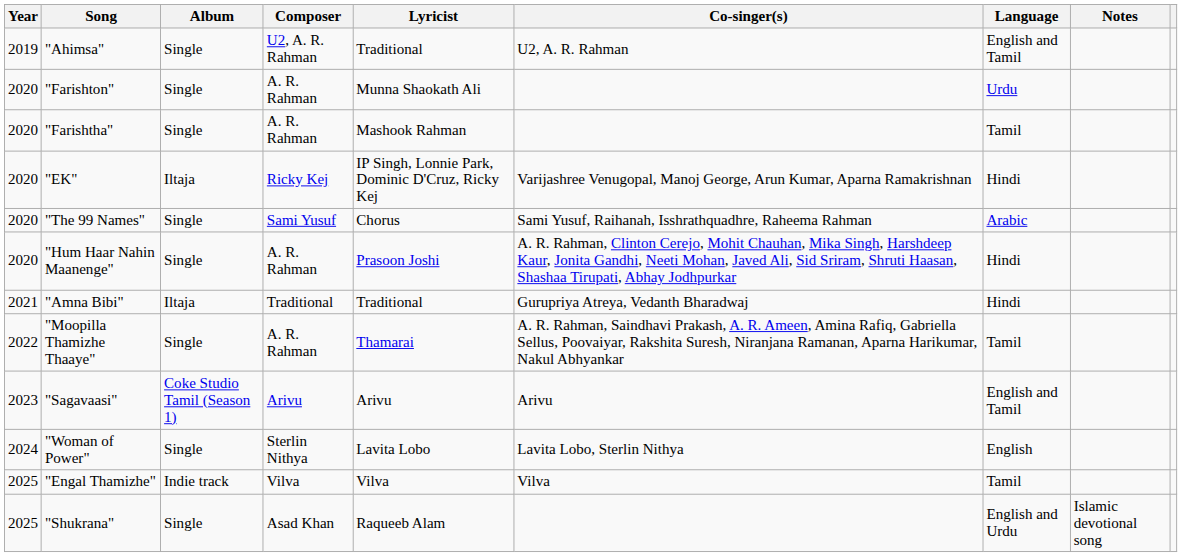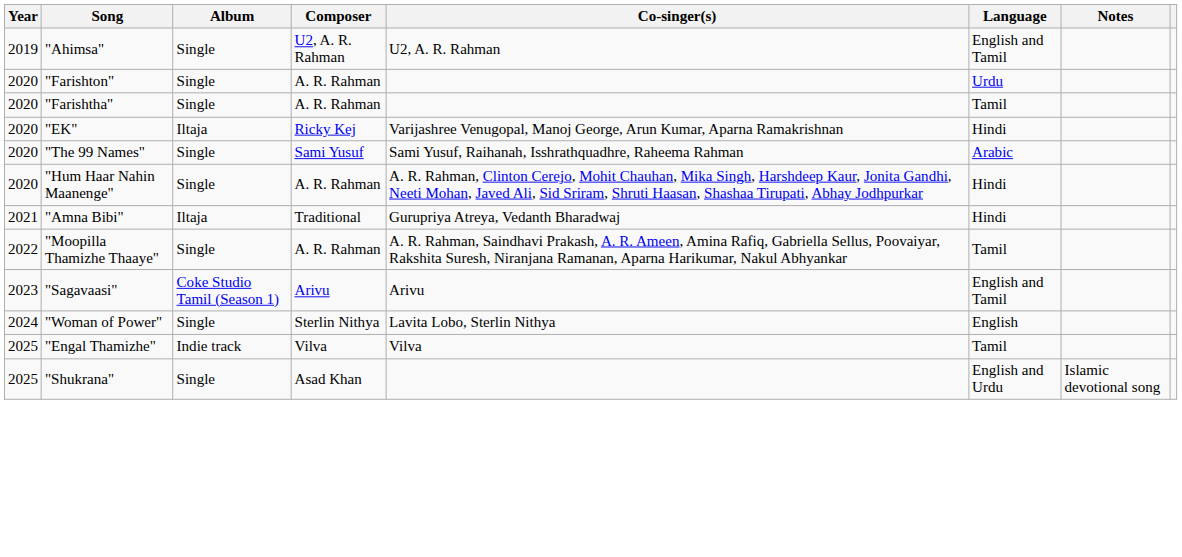- column: (433, 16)
